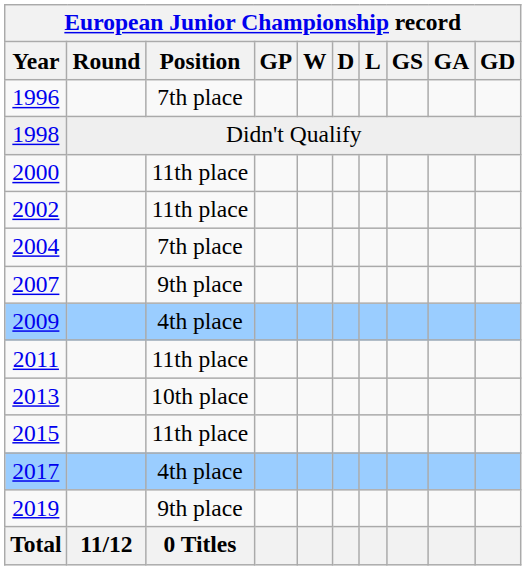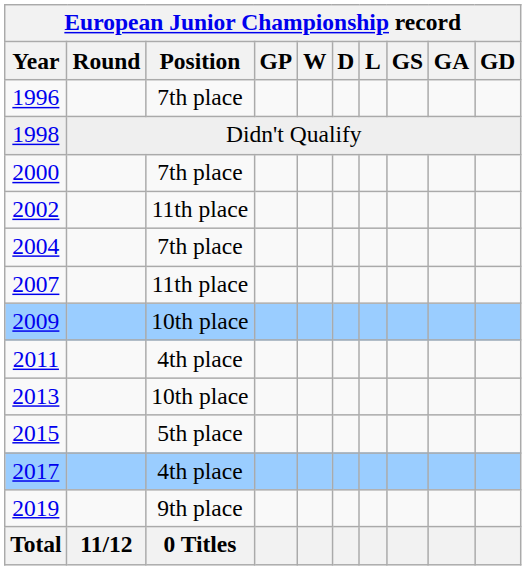(200, 172) 11th place -> (200, 172) 7th place
(200, 284) 9th place -> (200, 284) 11th place
(200, 321) 4th place -> (200, 321) 10th place
(200, 358) 11th place -> (200, 358) 4th place
(200, 433) 11th place -> (200, 433) 5th place
